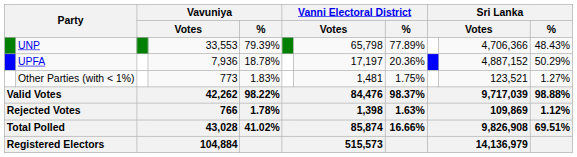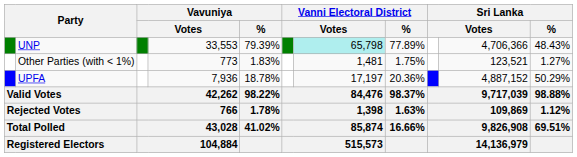(367, 45) no background -> (367, 45) paleturquoise background
rows swapped: (32, 62) <-> (76, 78)
